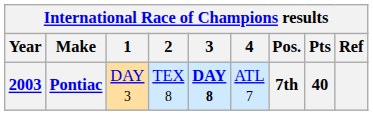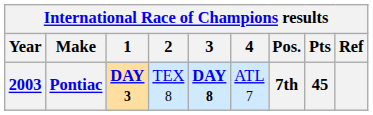(127, 85) normal -> (127, 85) bold
(320, 85) 40 -> (320, 85) 45
